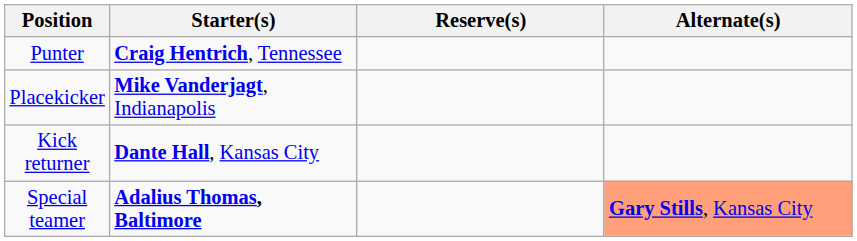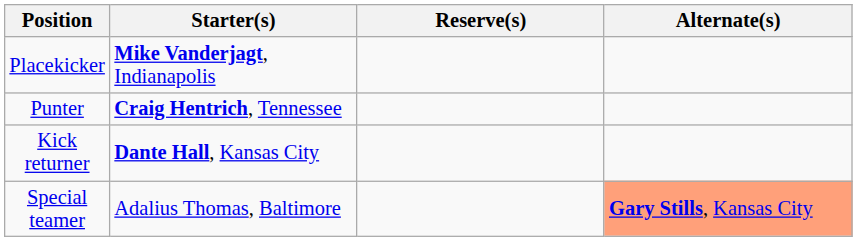rows swapped: (57, 53) <-> (57, 97)
(188, 208) bold -> (228, 208) normal
